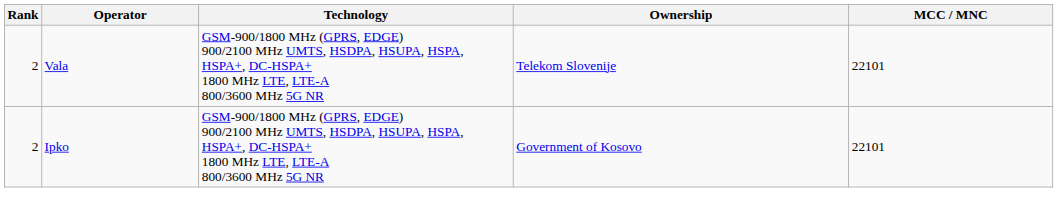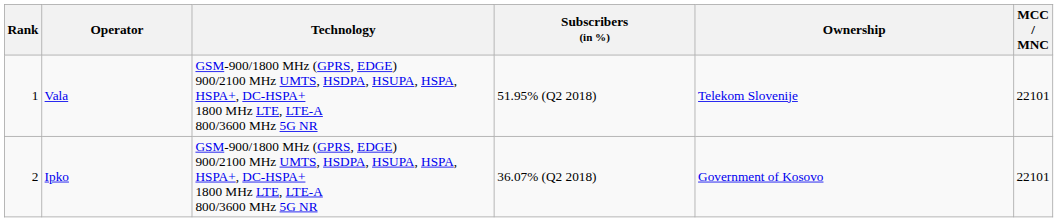+ column: (595, 29)
(35, 65) 2 -> (35, 95) 1
